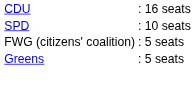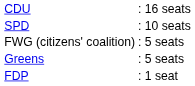+ row: (16, 76)
